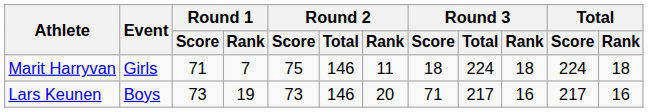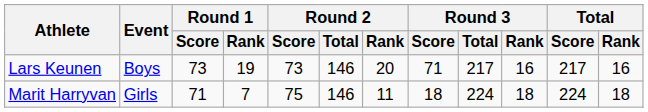rows swapped: (55, 94) <-> (62, 68)
